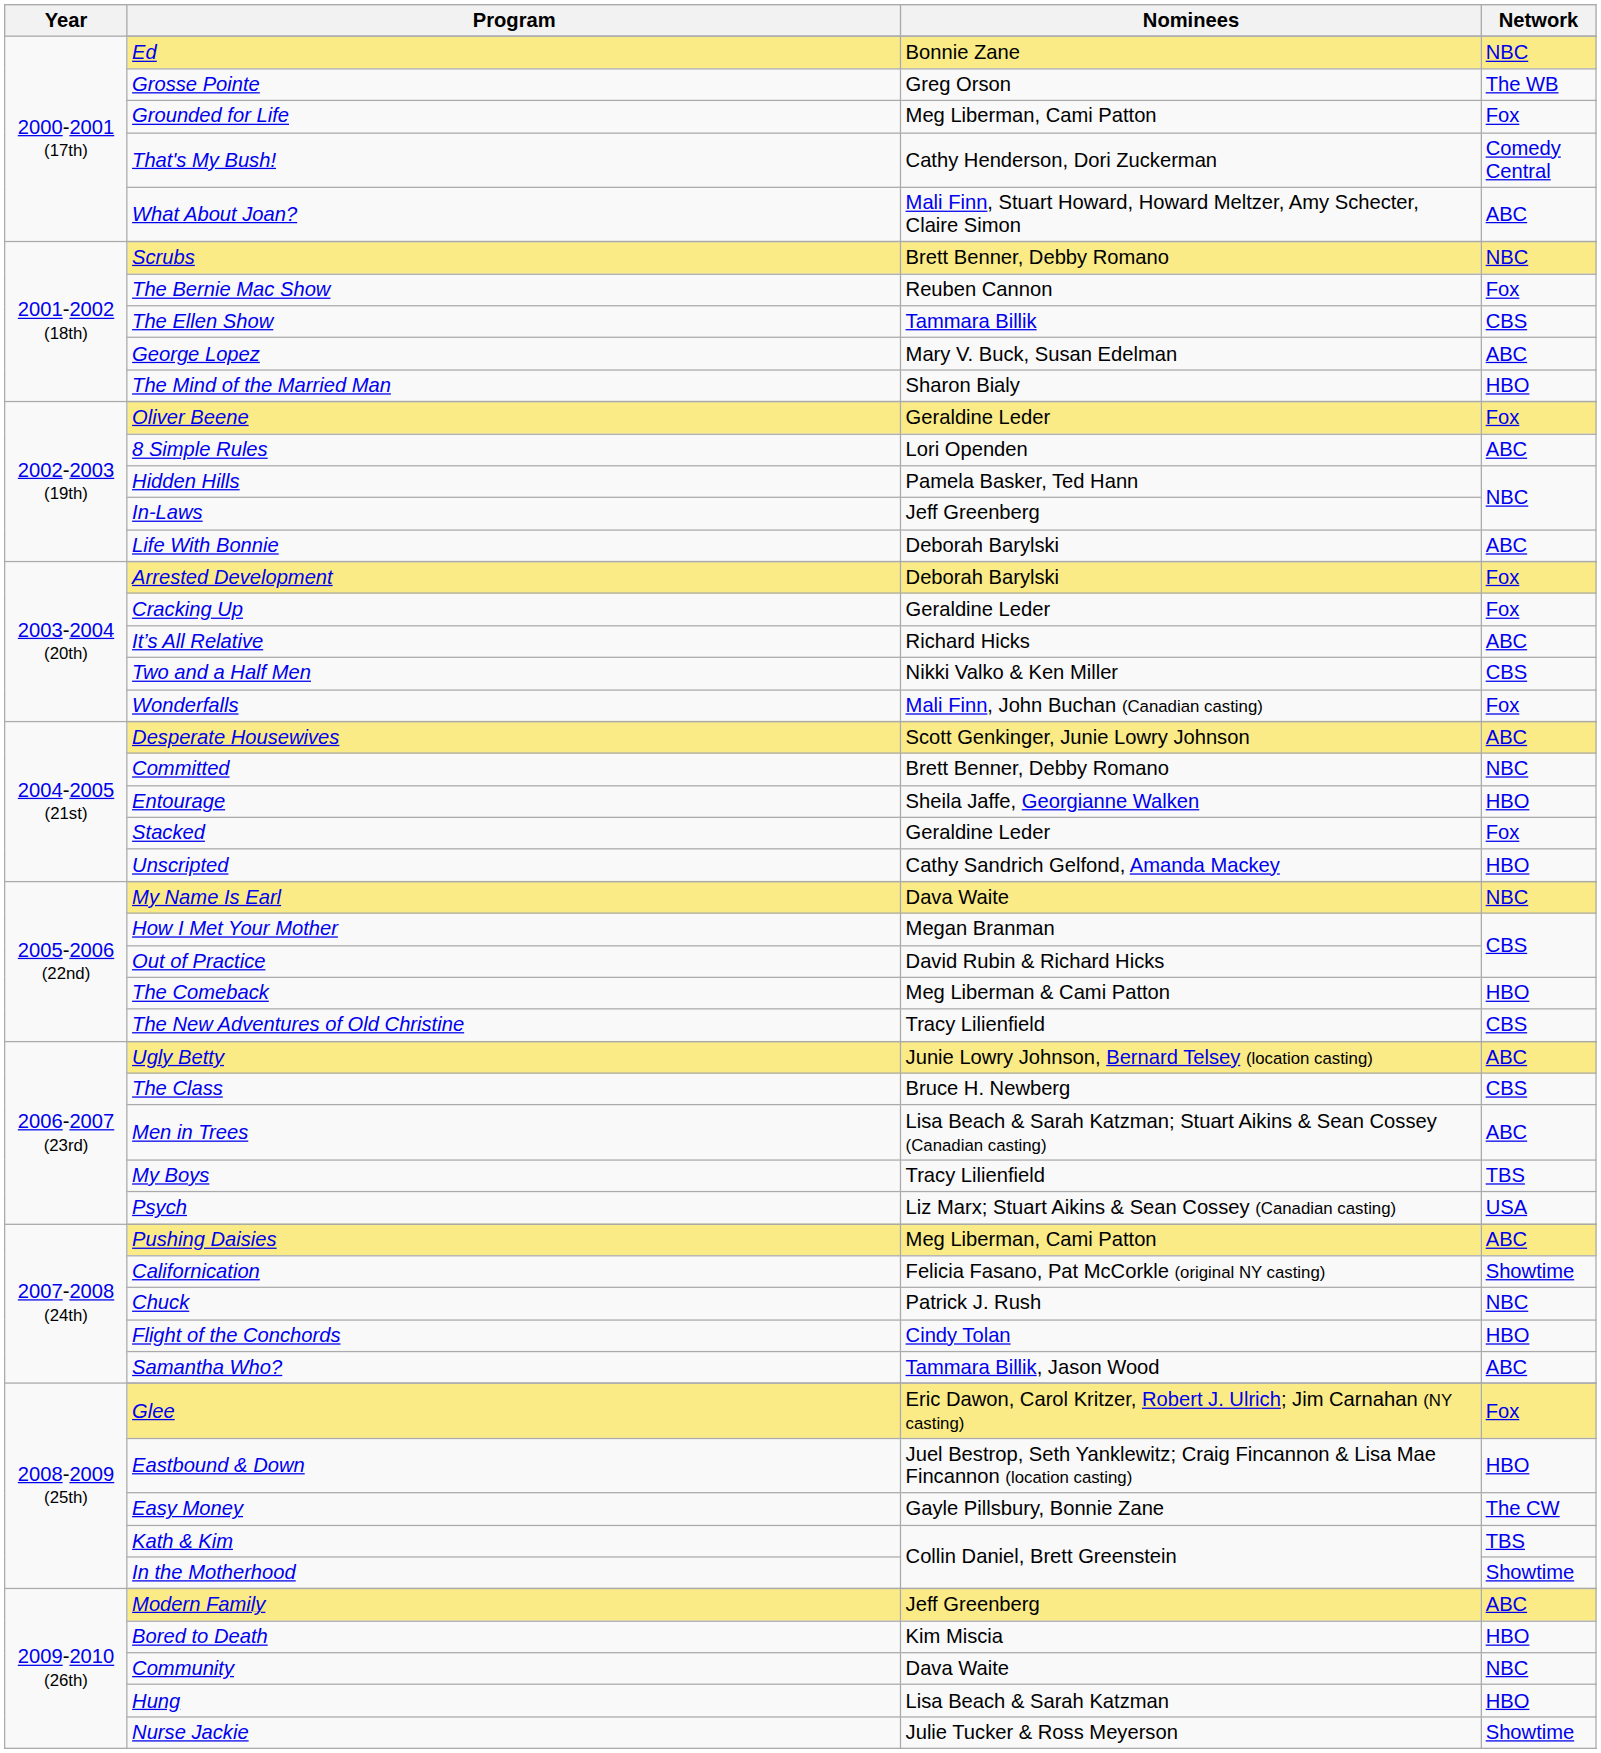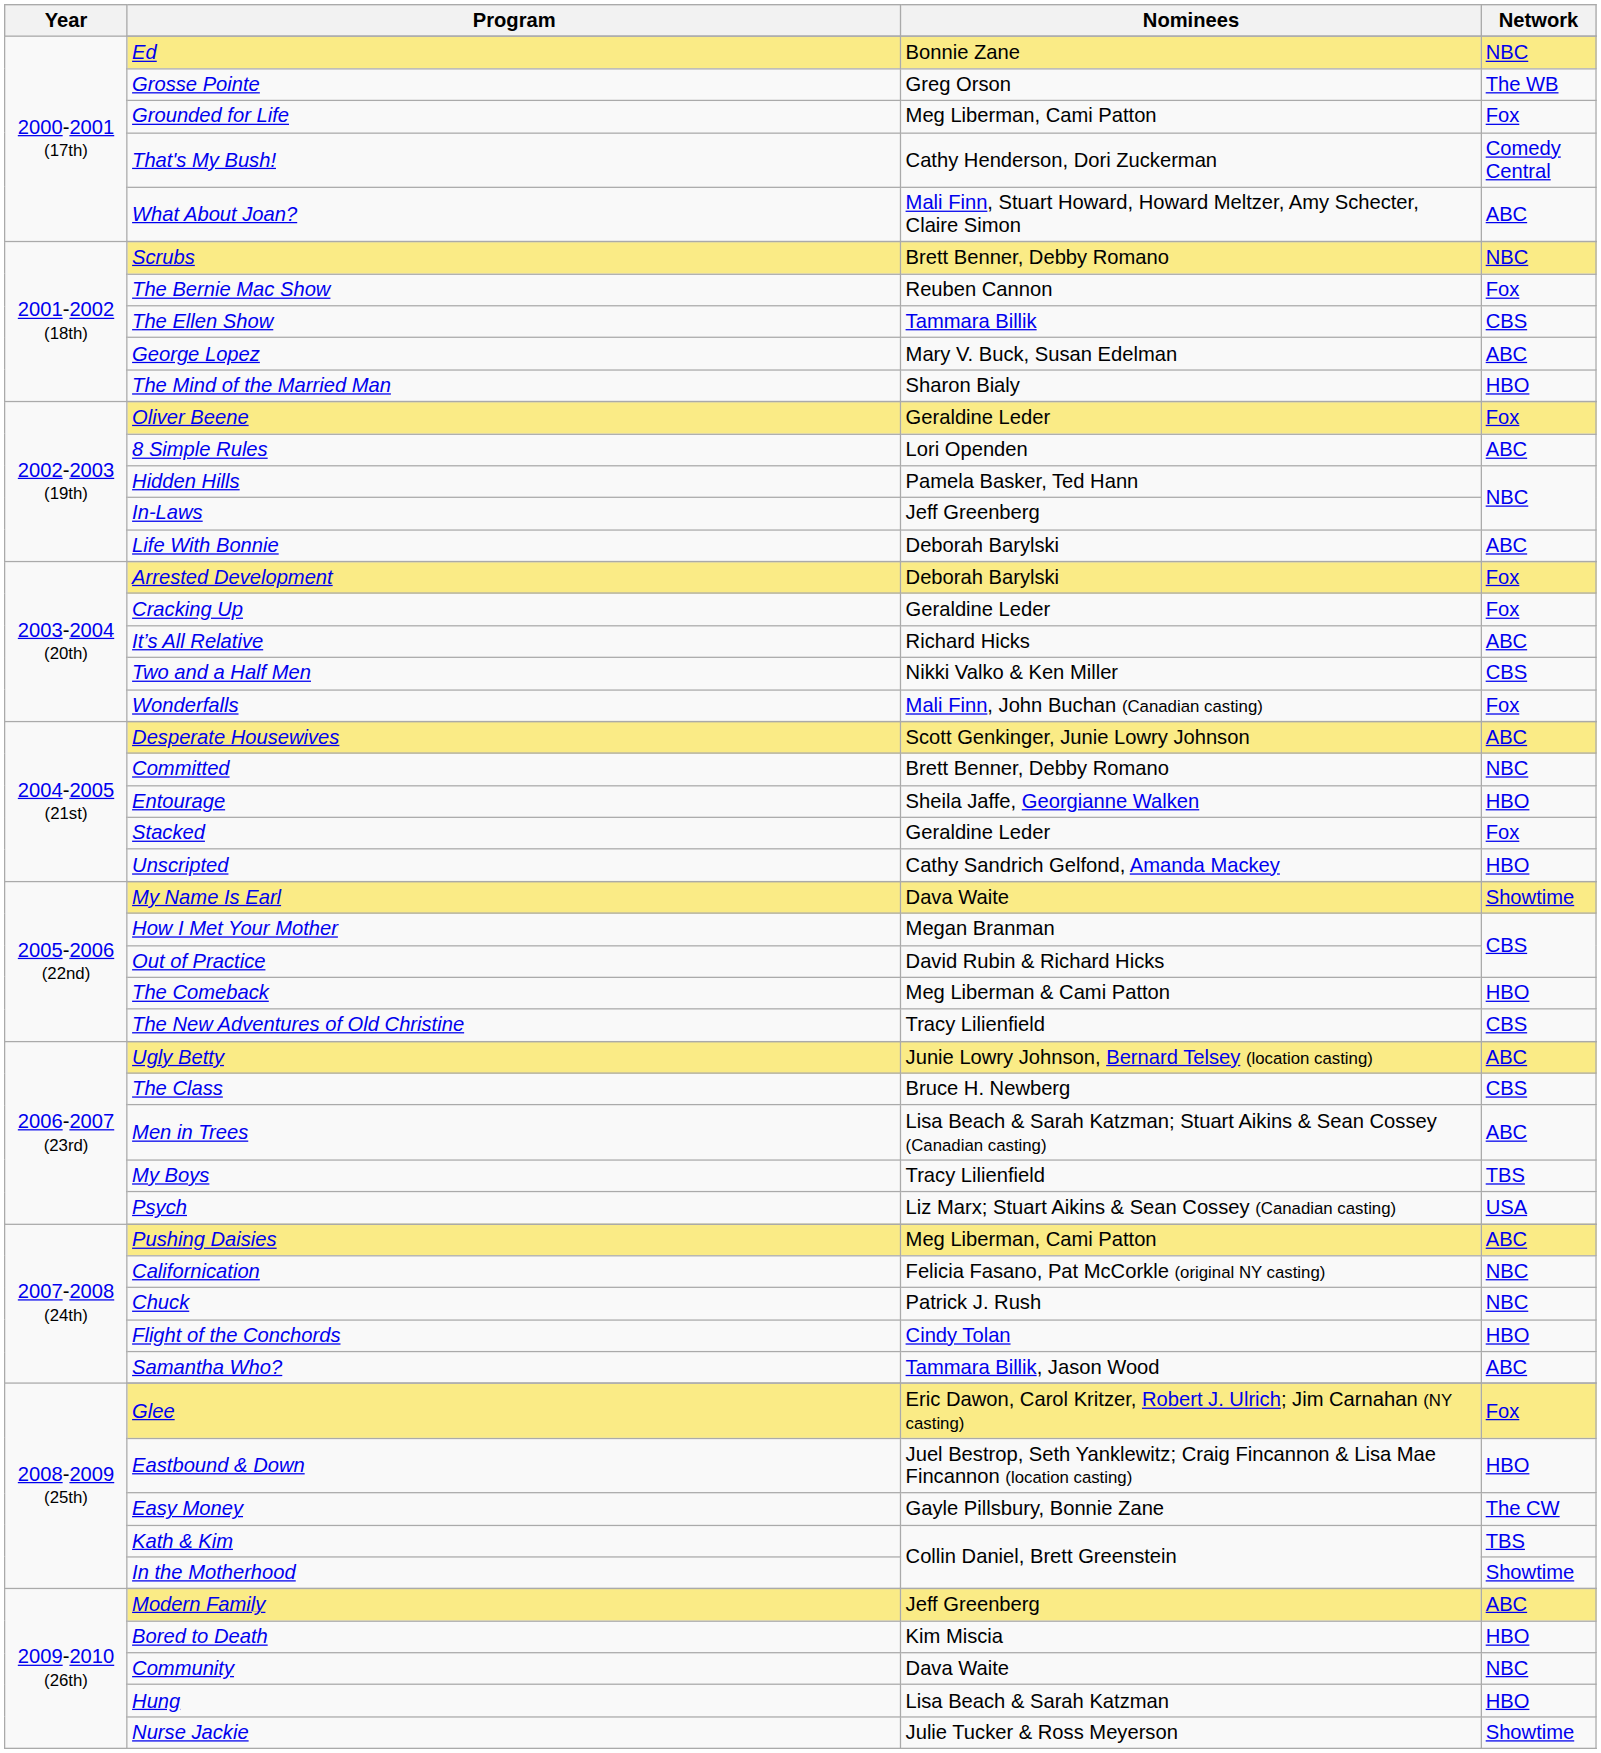(1507, 897) NBC -> (1530, 897) Showtime
(1530, 1271) Showtime -> (1507, 1271) NBC
